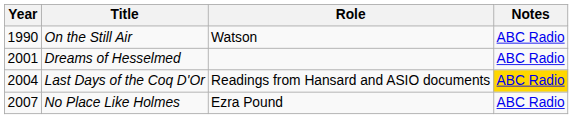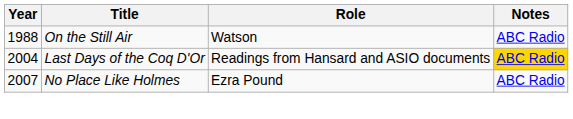(23, 37) 1990 -> (23, 37) 1988
- row: (113, 59)
